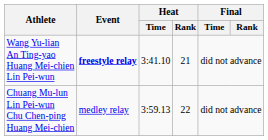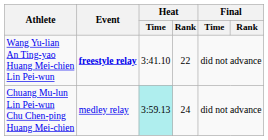(185, 60) 21 -> (185, 60) 22
(156, 110) no background -> (156, 110) paleturquoise background
(185, 110) 22 -> (185, 110) 24
